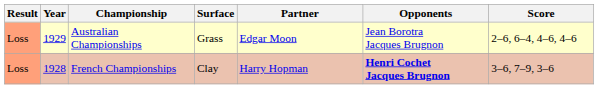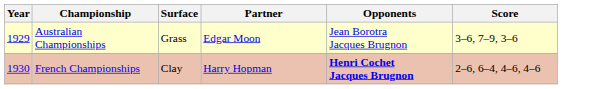- column: (22, 13)
(534, 37) 2–6, 6–4, 4–6, 4–6 -> (486, 37) 3–6, 7–9, 3–6
(54, 68) 1928 -> (18, 68) 1930
(523, 68) 3–6, 7–9, 3–6 -> (498, 68) 2–6, 6–4, 4–6, 4–6
